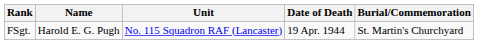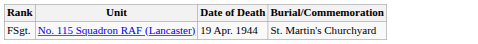- column: (79, 13)
